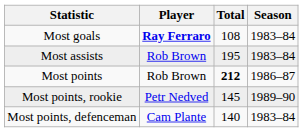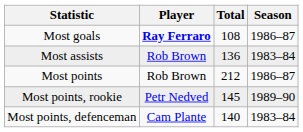(273, 35) 1983–84 -> (273, 35) 1986–87
(231, 56) 195 -> (231, 56) 136
(231, 76) bold -> (231, 76) normal
